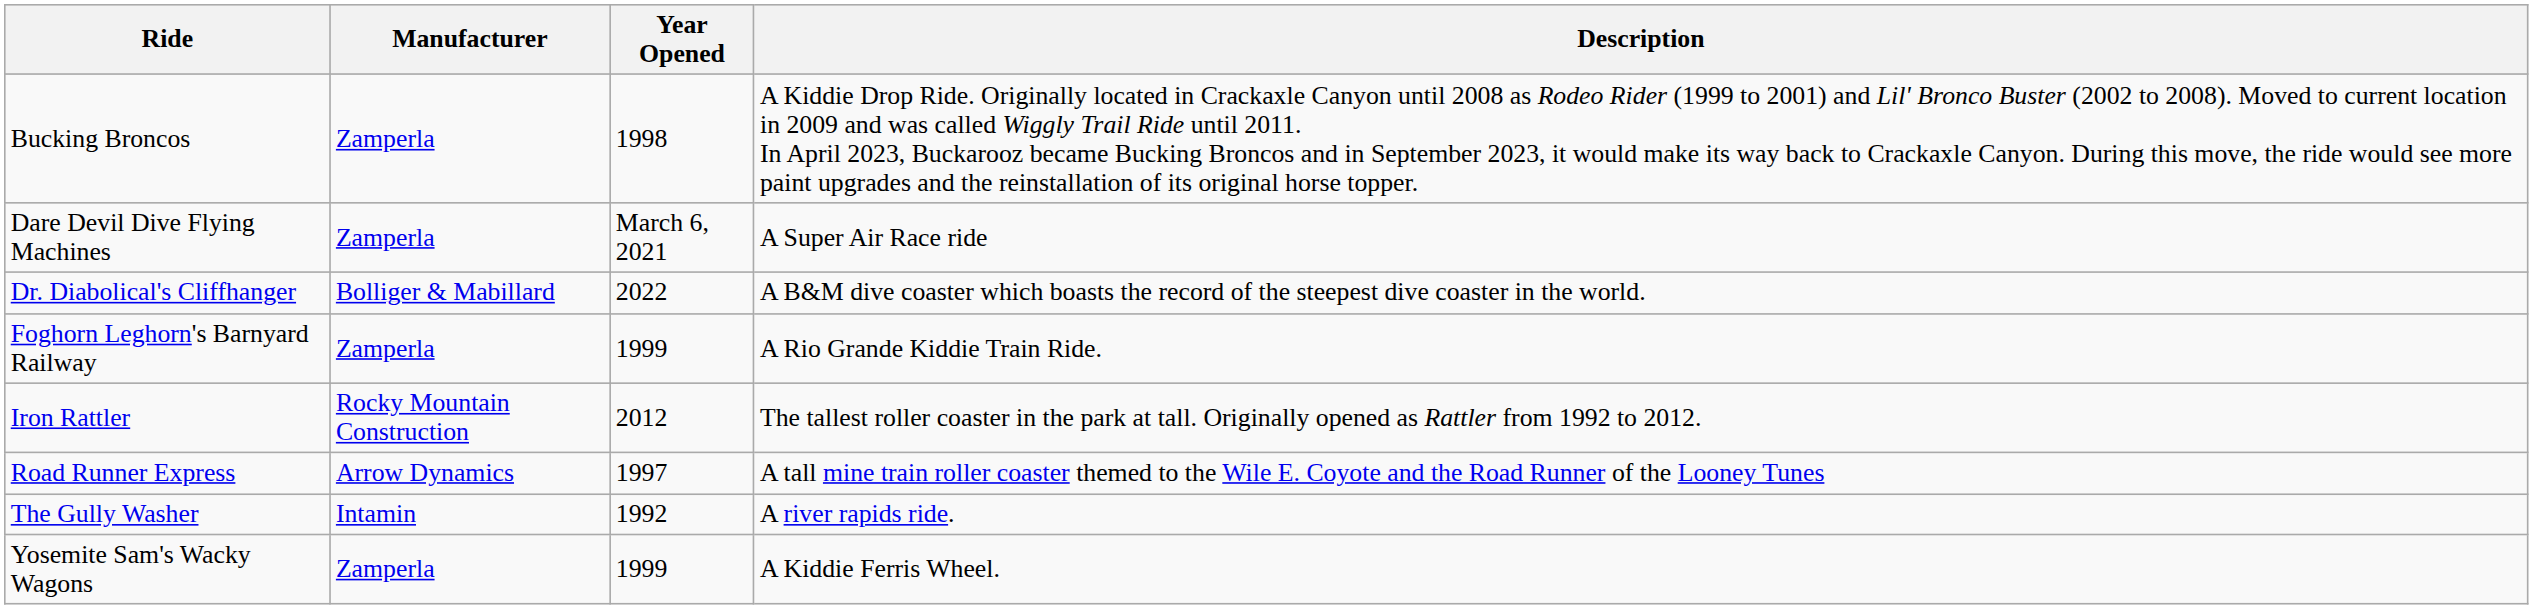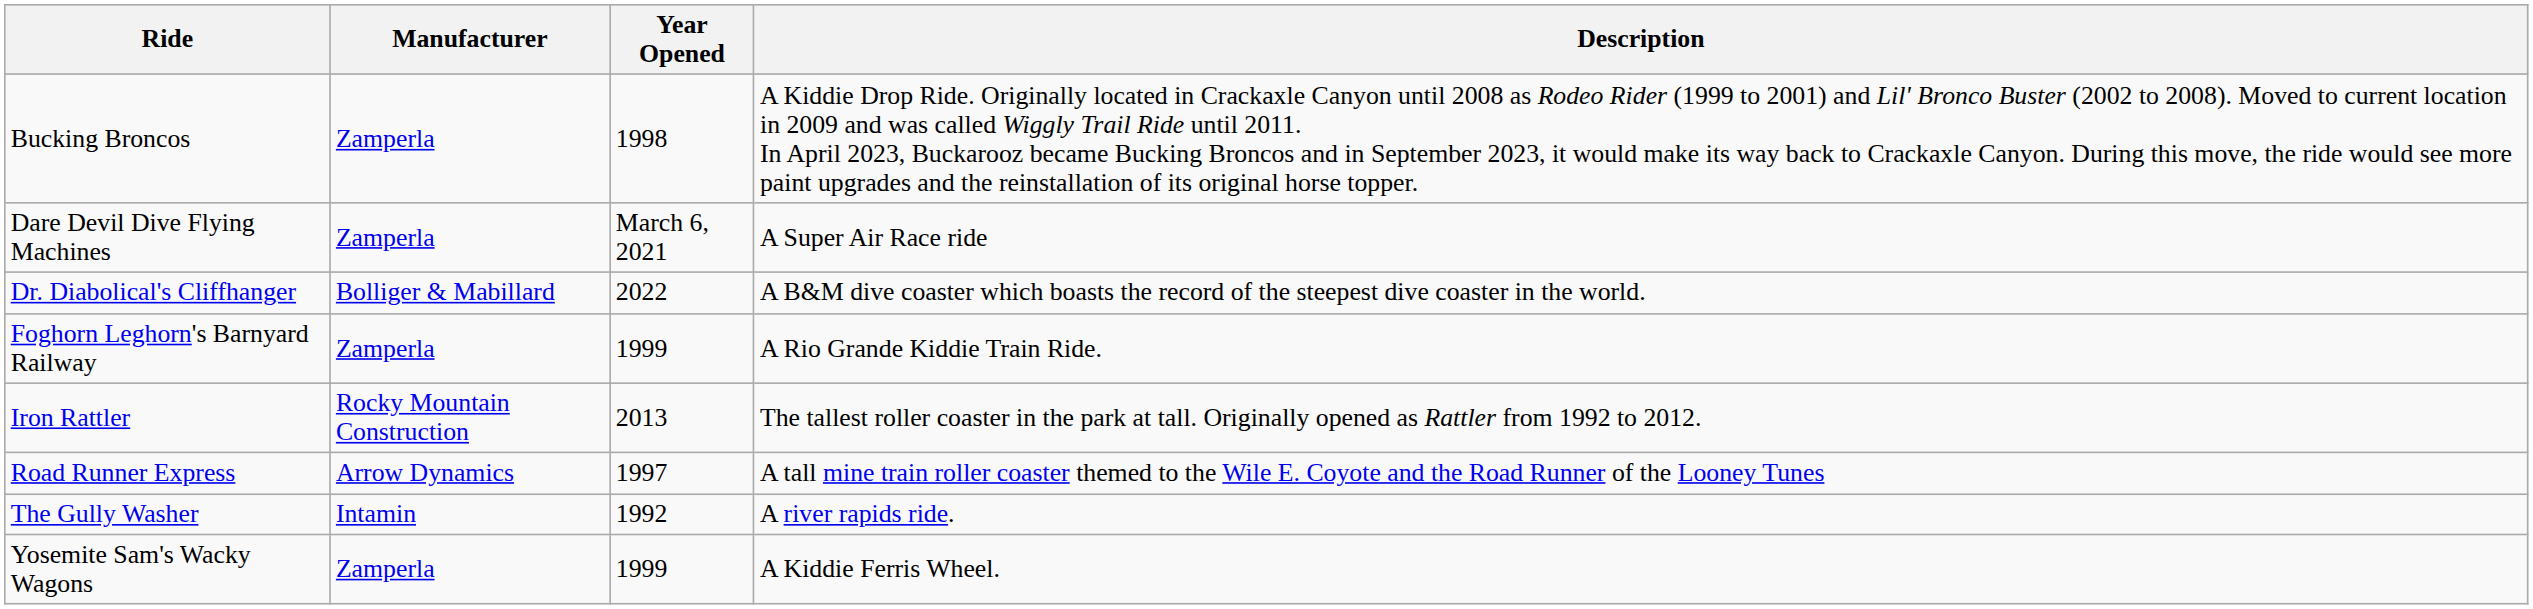(642, 417) 2012 -> (642, 417) 2013
